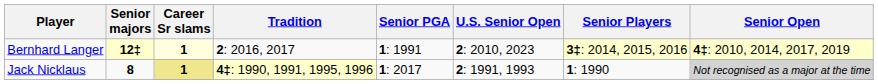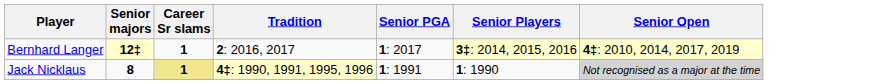- column: (508, 21)
(184, 49) lightyellow background -> (184, 49) no background
(400, 49) 1: 1991 -> (400, 49) 1: 2017
(400, 69) 1: 2017 -> (400, 69) 1: 1991
